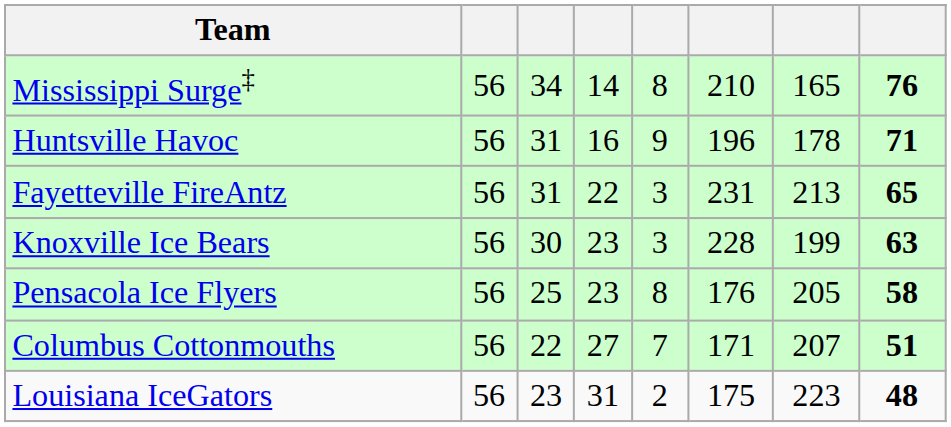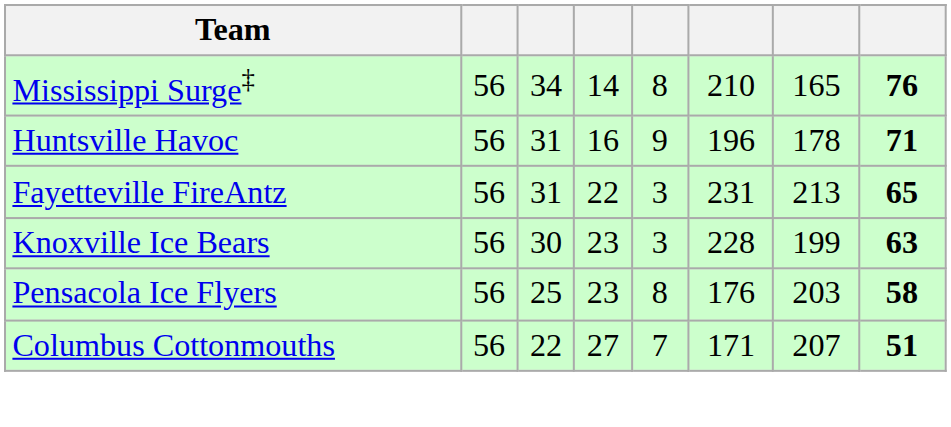(816, 293) 205 -> (816, 293) 203
- row: (142, 395)
